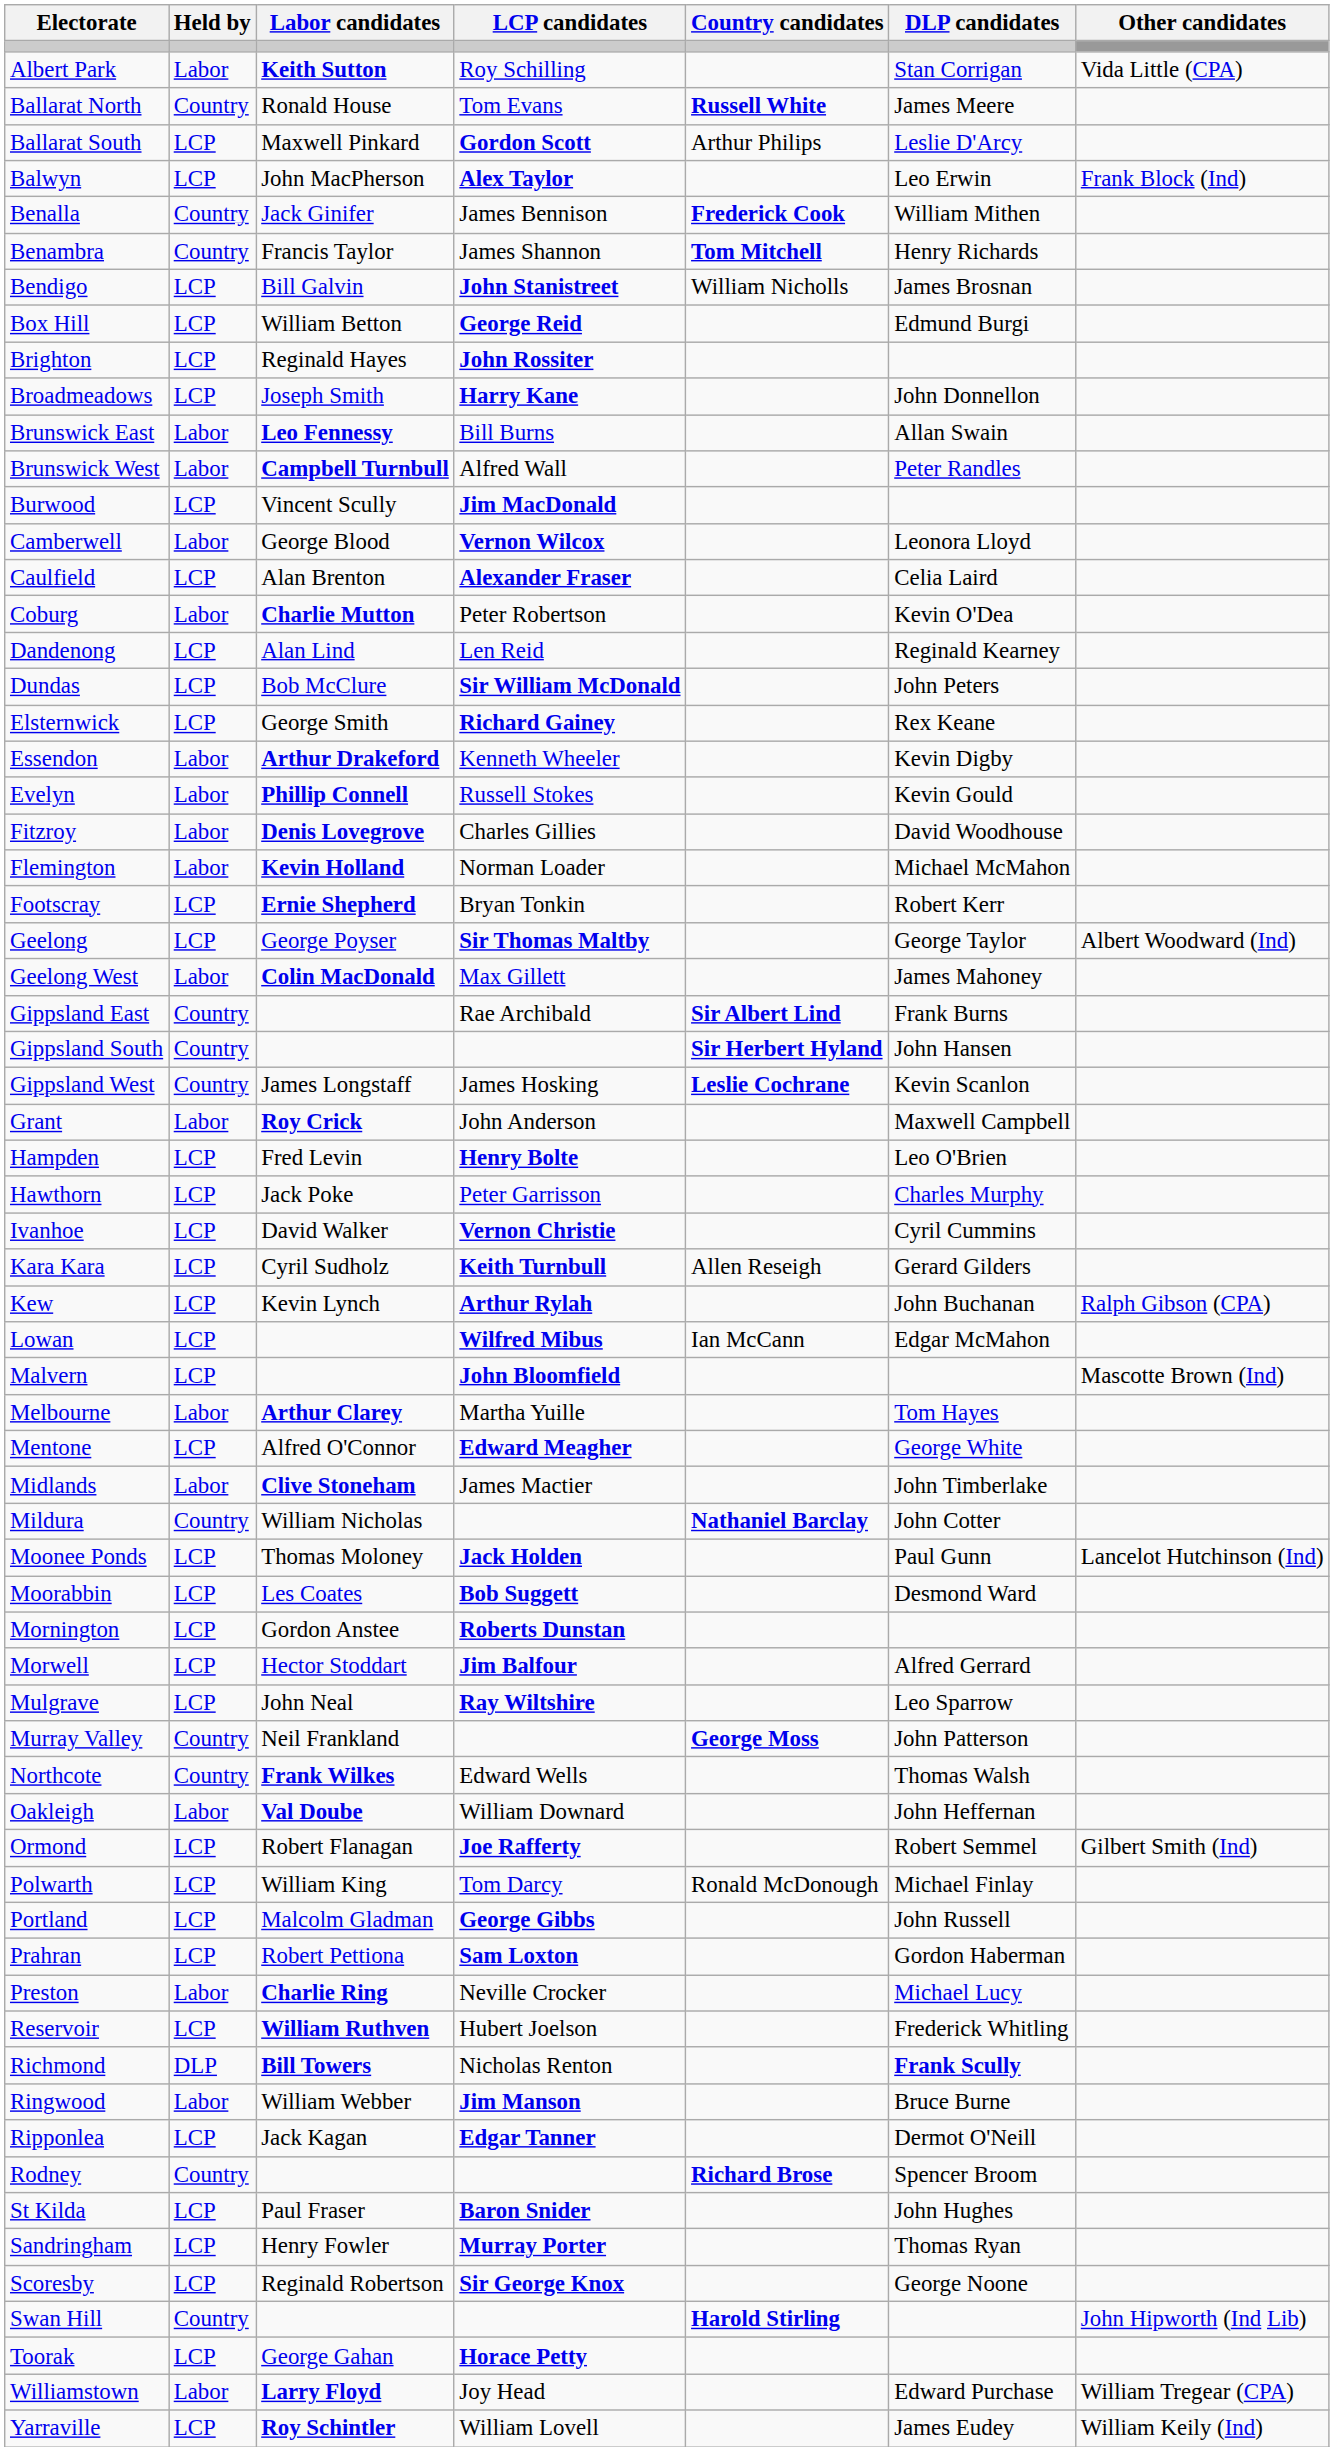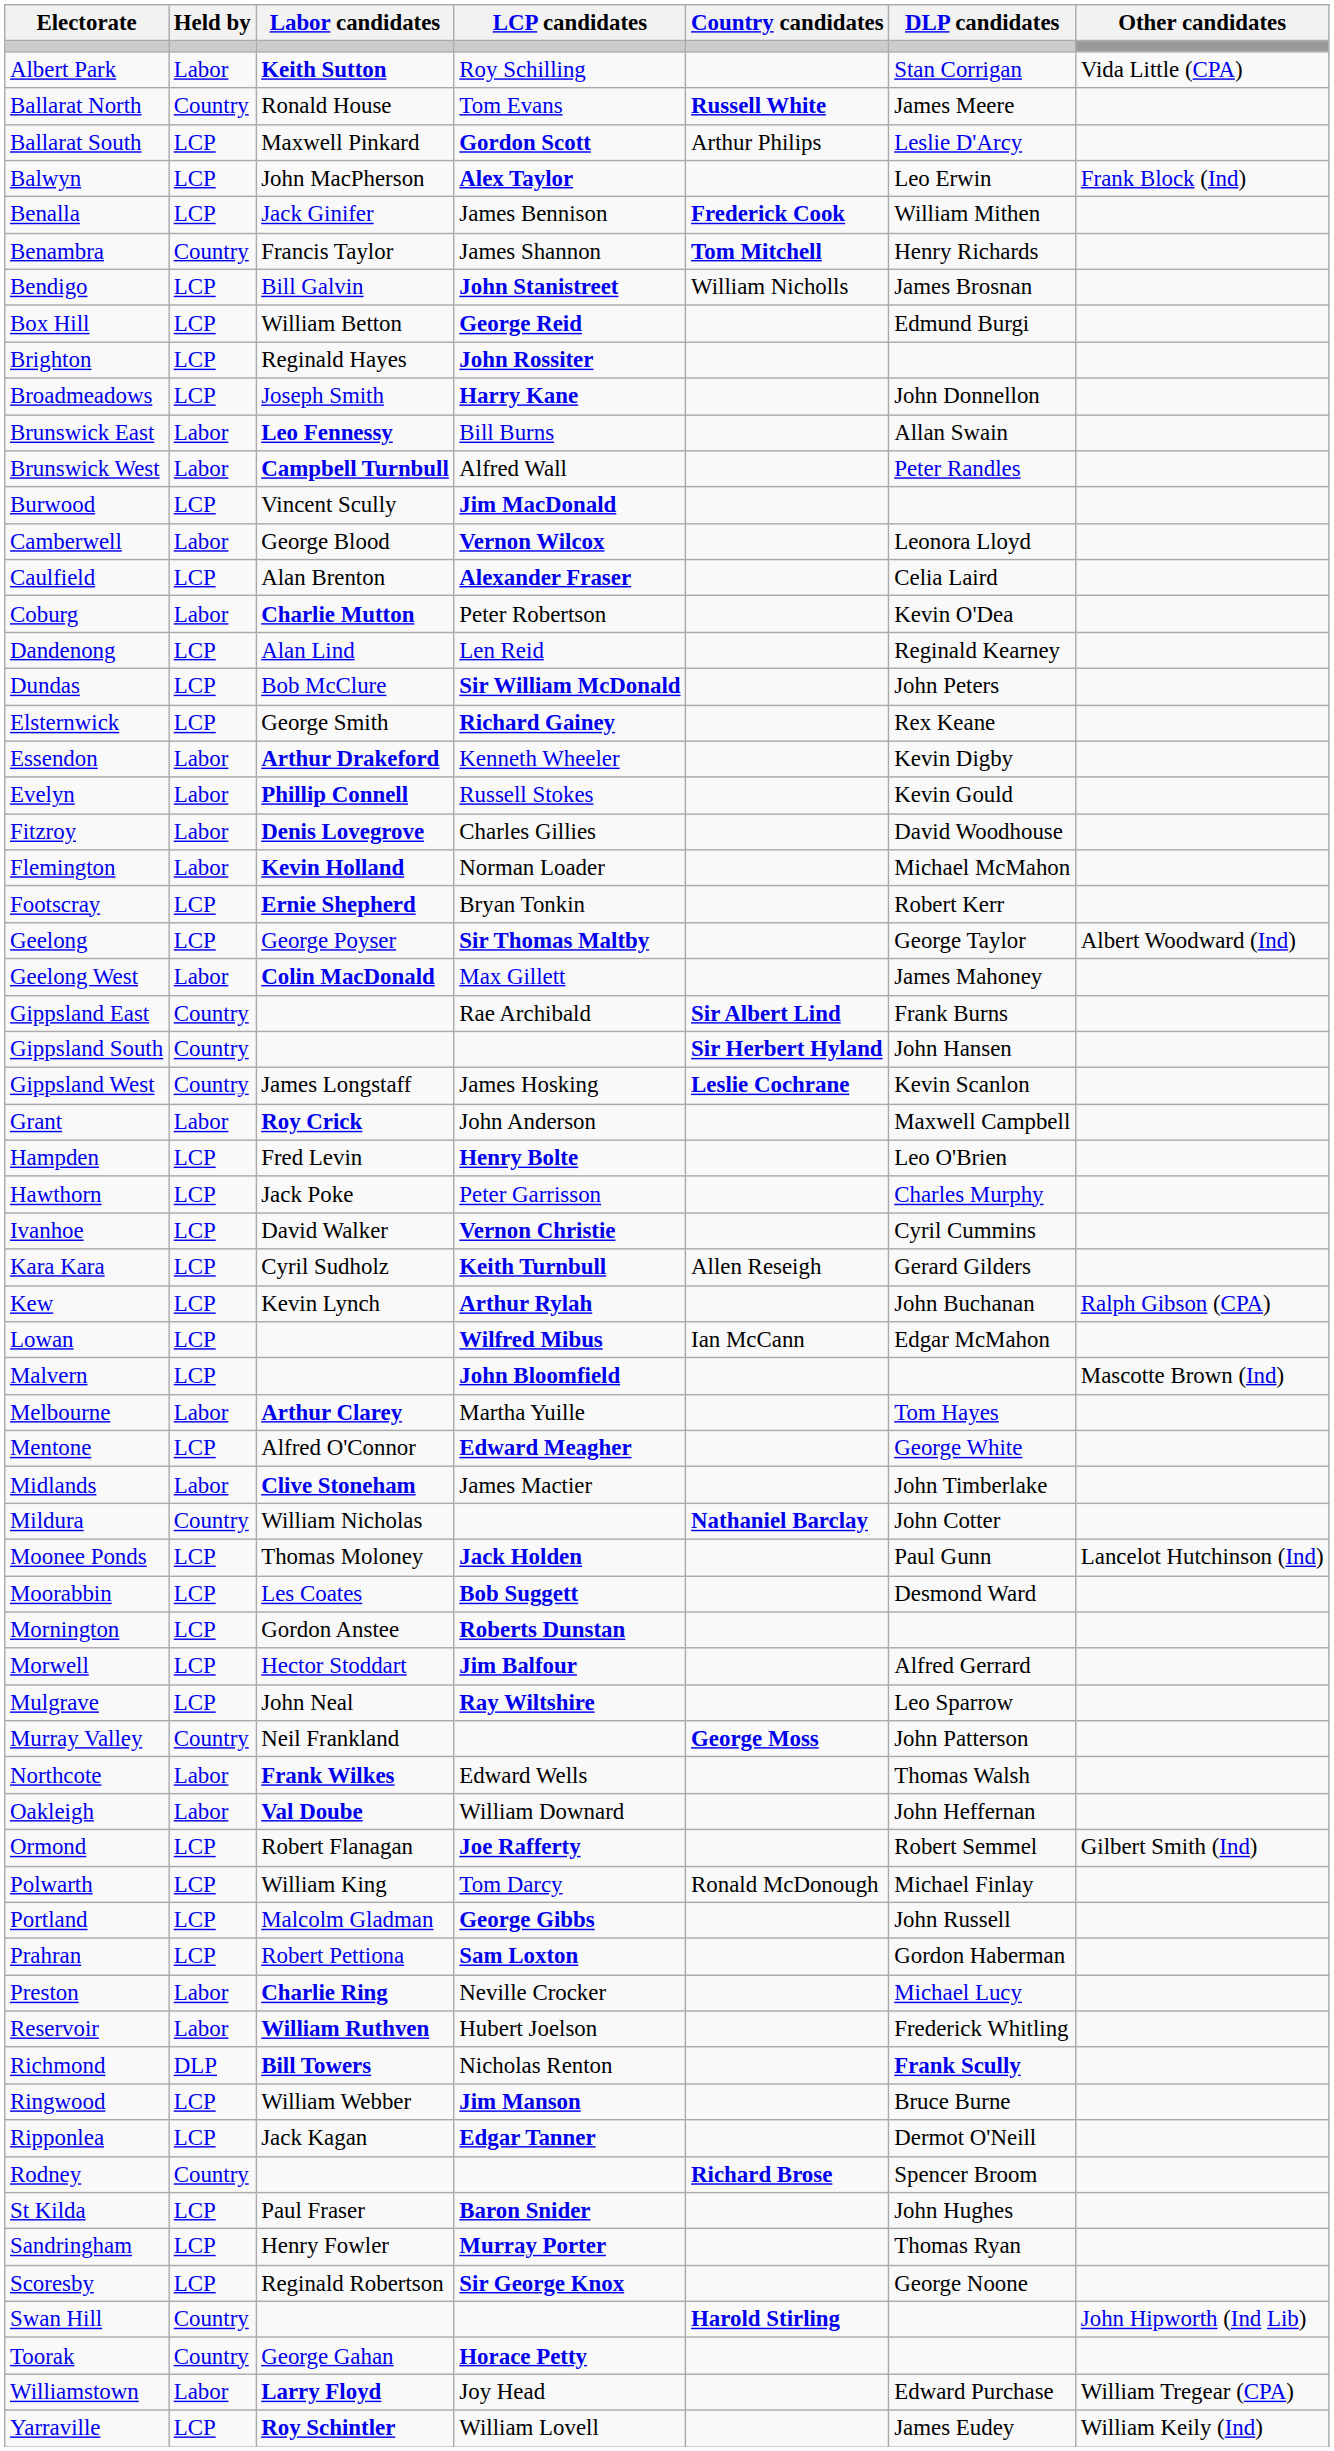(211, 214) Country -> (195, 214) LCP
(211, 1774) Country -> (201, 1774) Labor
(195, 2028) LCP -> (201, 2028) Labor
(201, 2101) Labor -> (195, 2101) LCP
(195, 2355) LCP -> (211, 2355) Country
